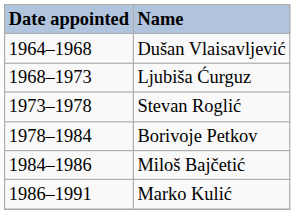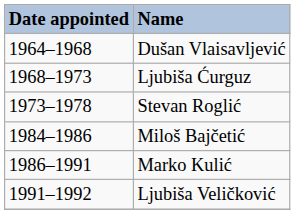- row: (197, 135)
+ row: (206, 194)
